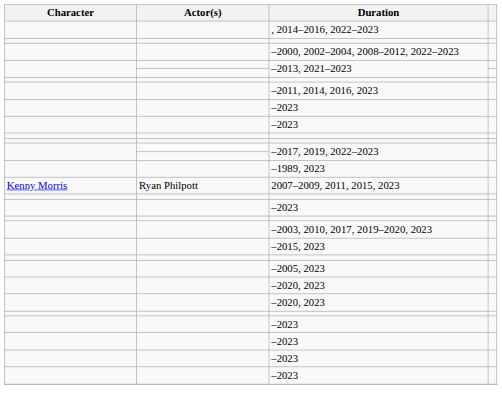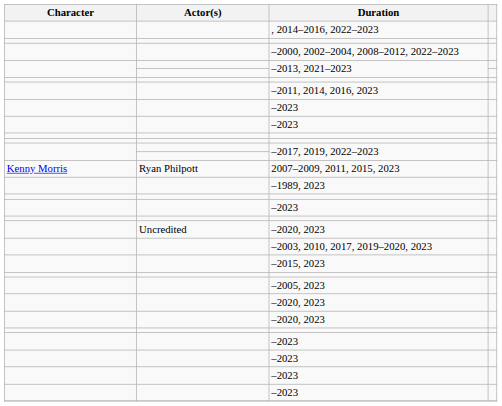rows swapped: (203, 169) <-> (168, 185)
+ row: (163, 229)
